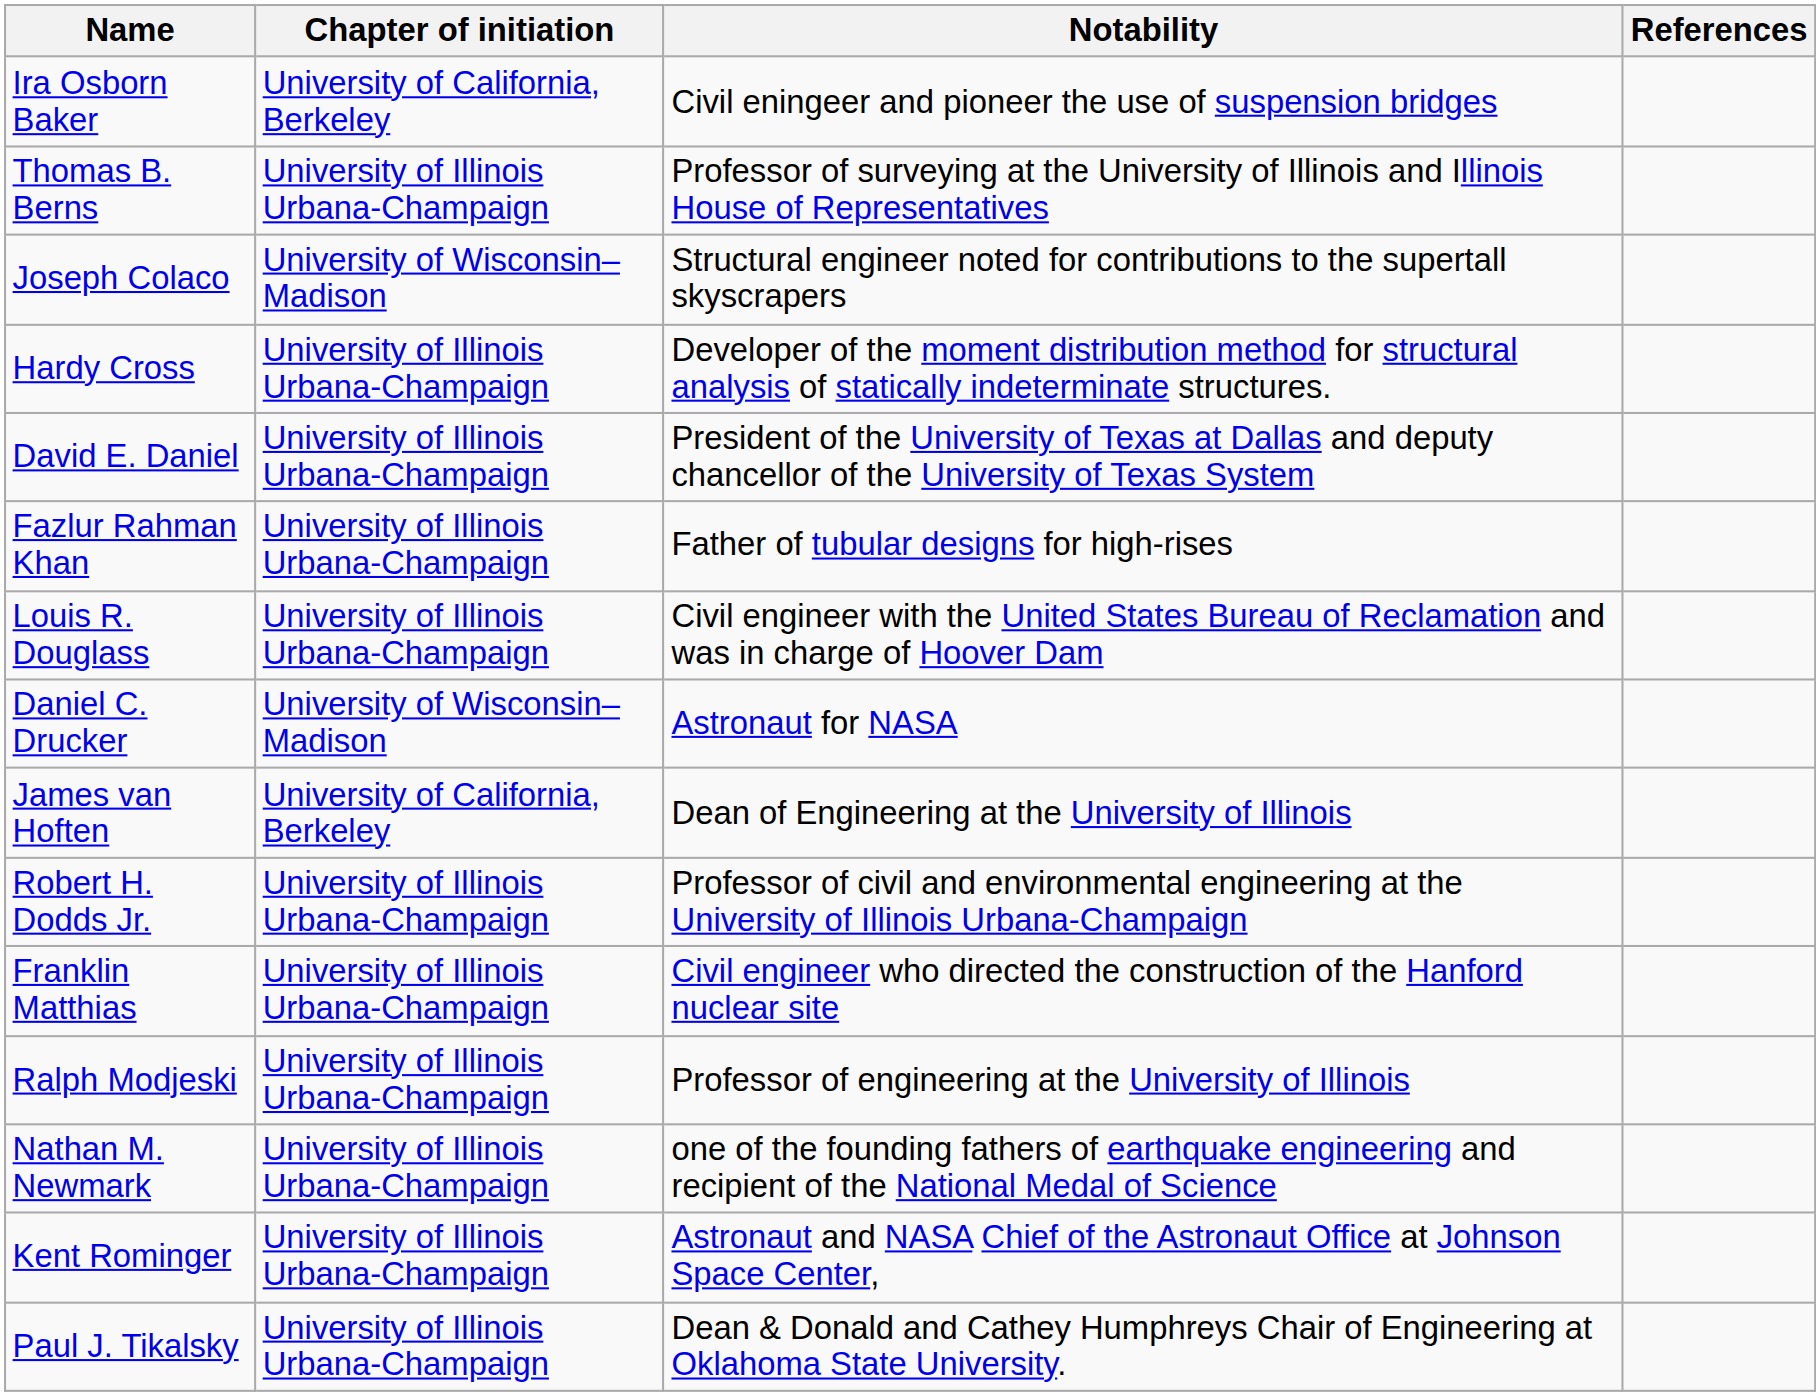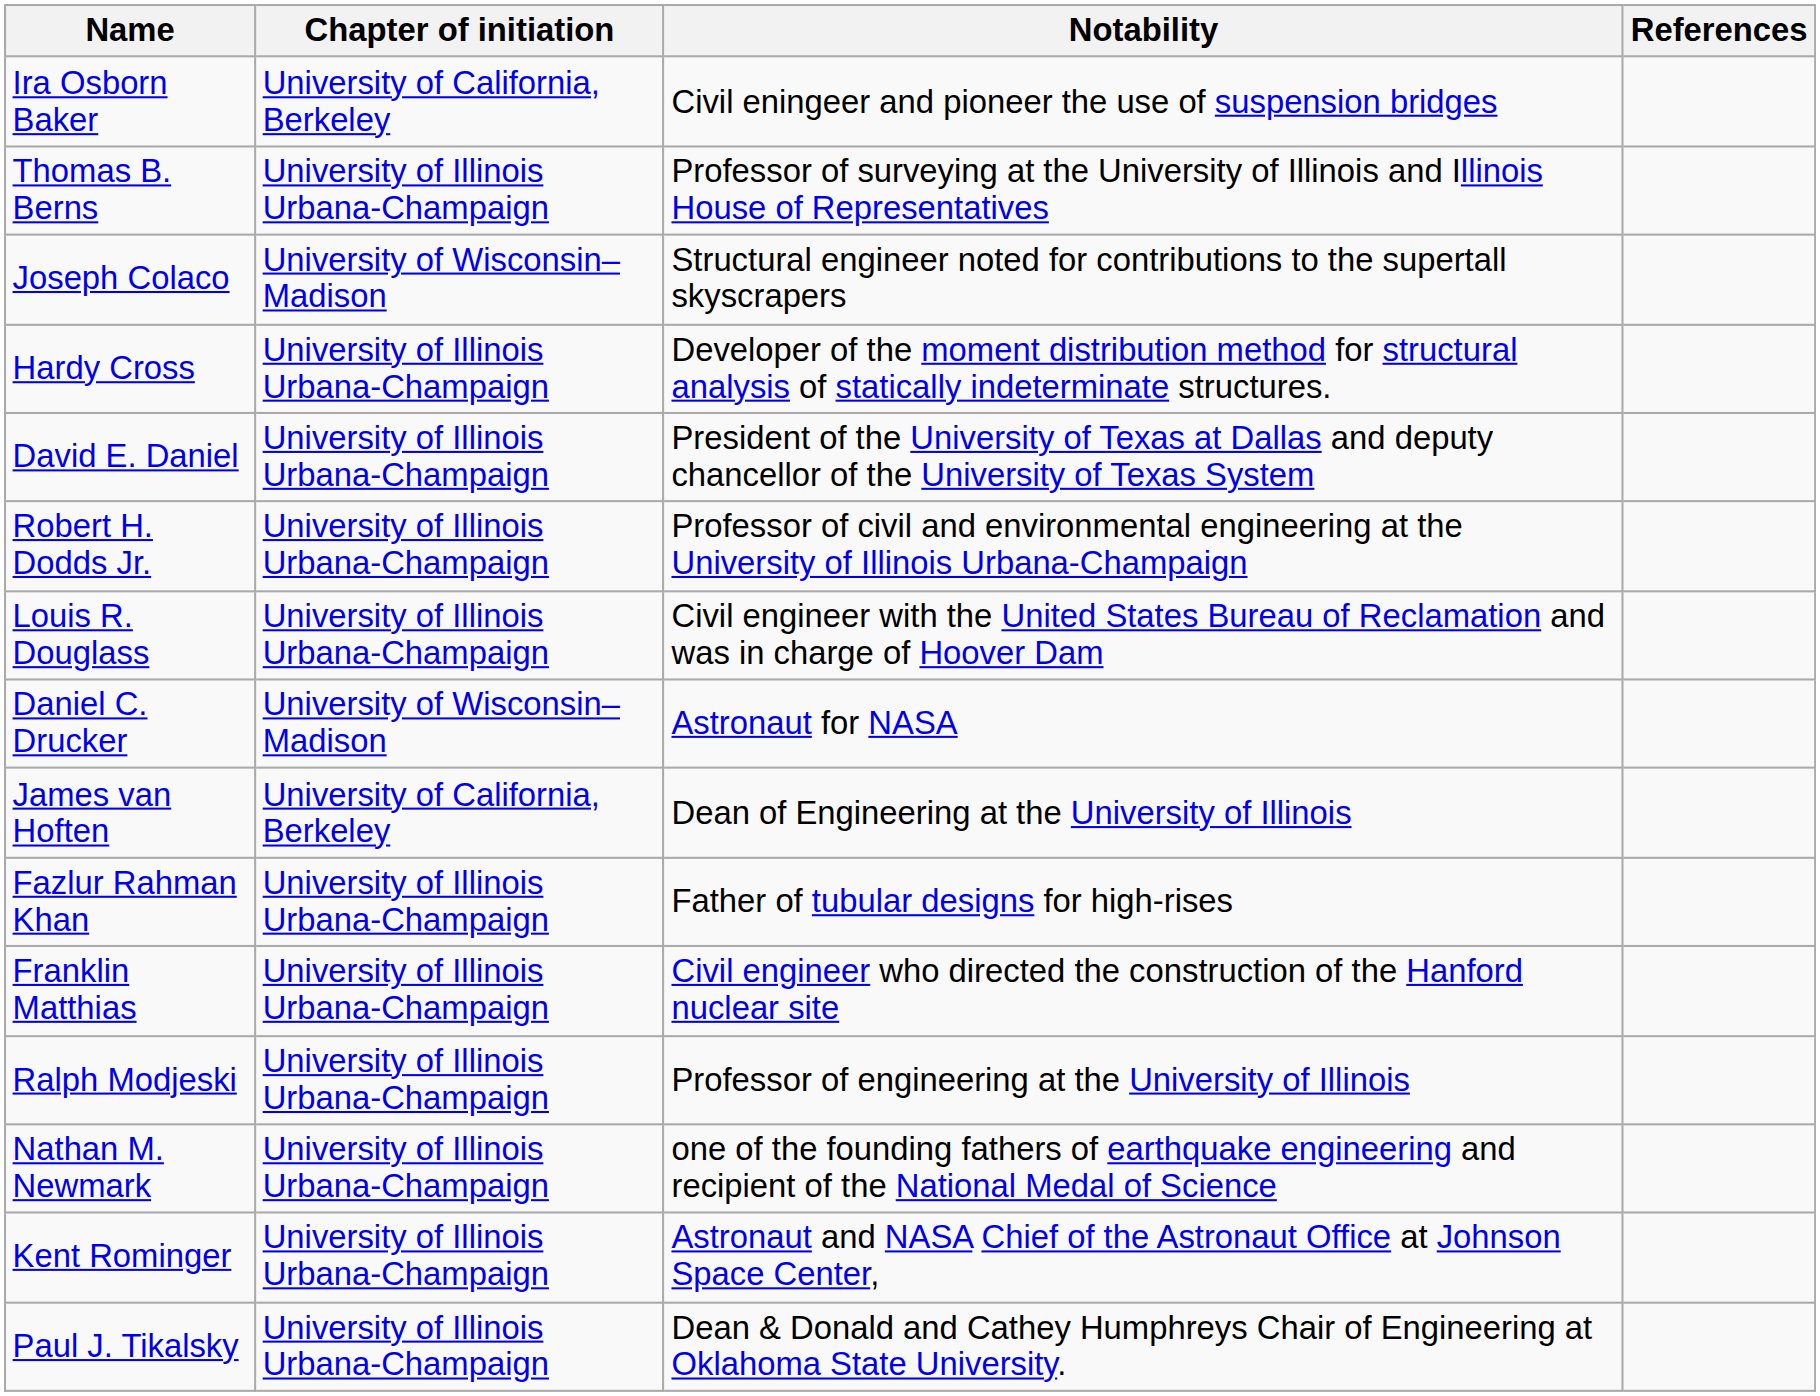rows swapped: (83, 901) <-> (125, 545)
